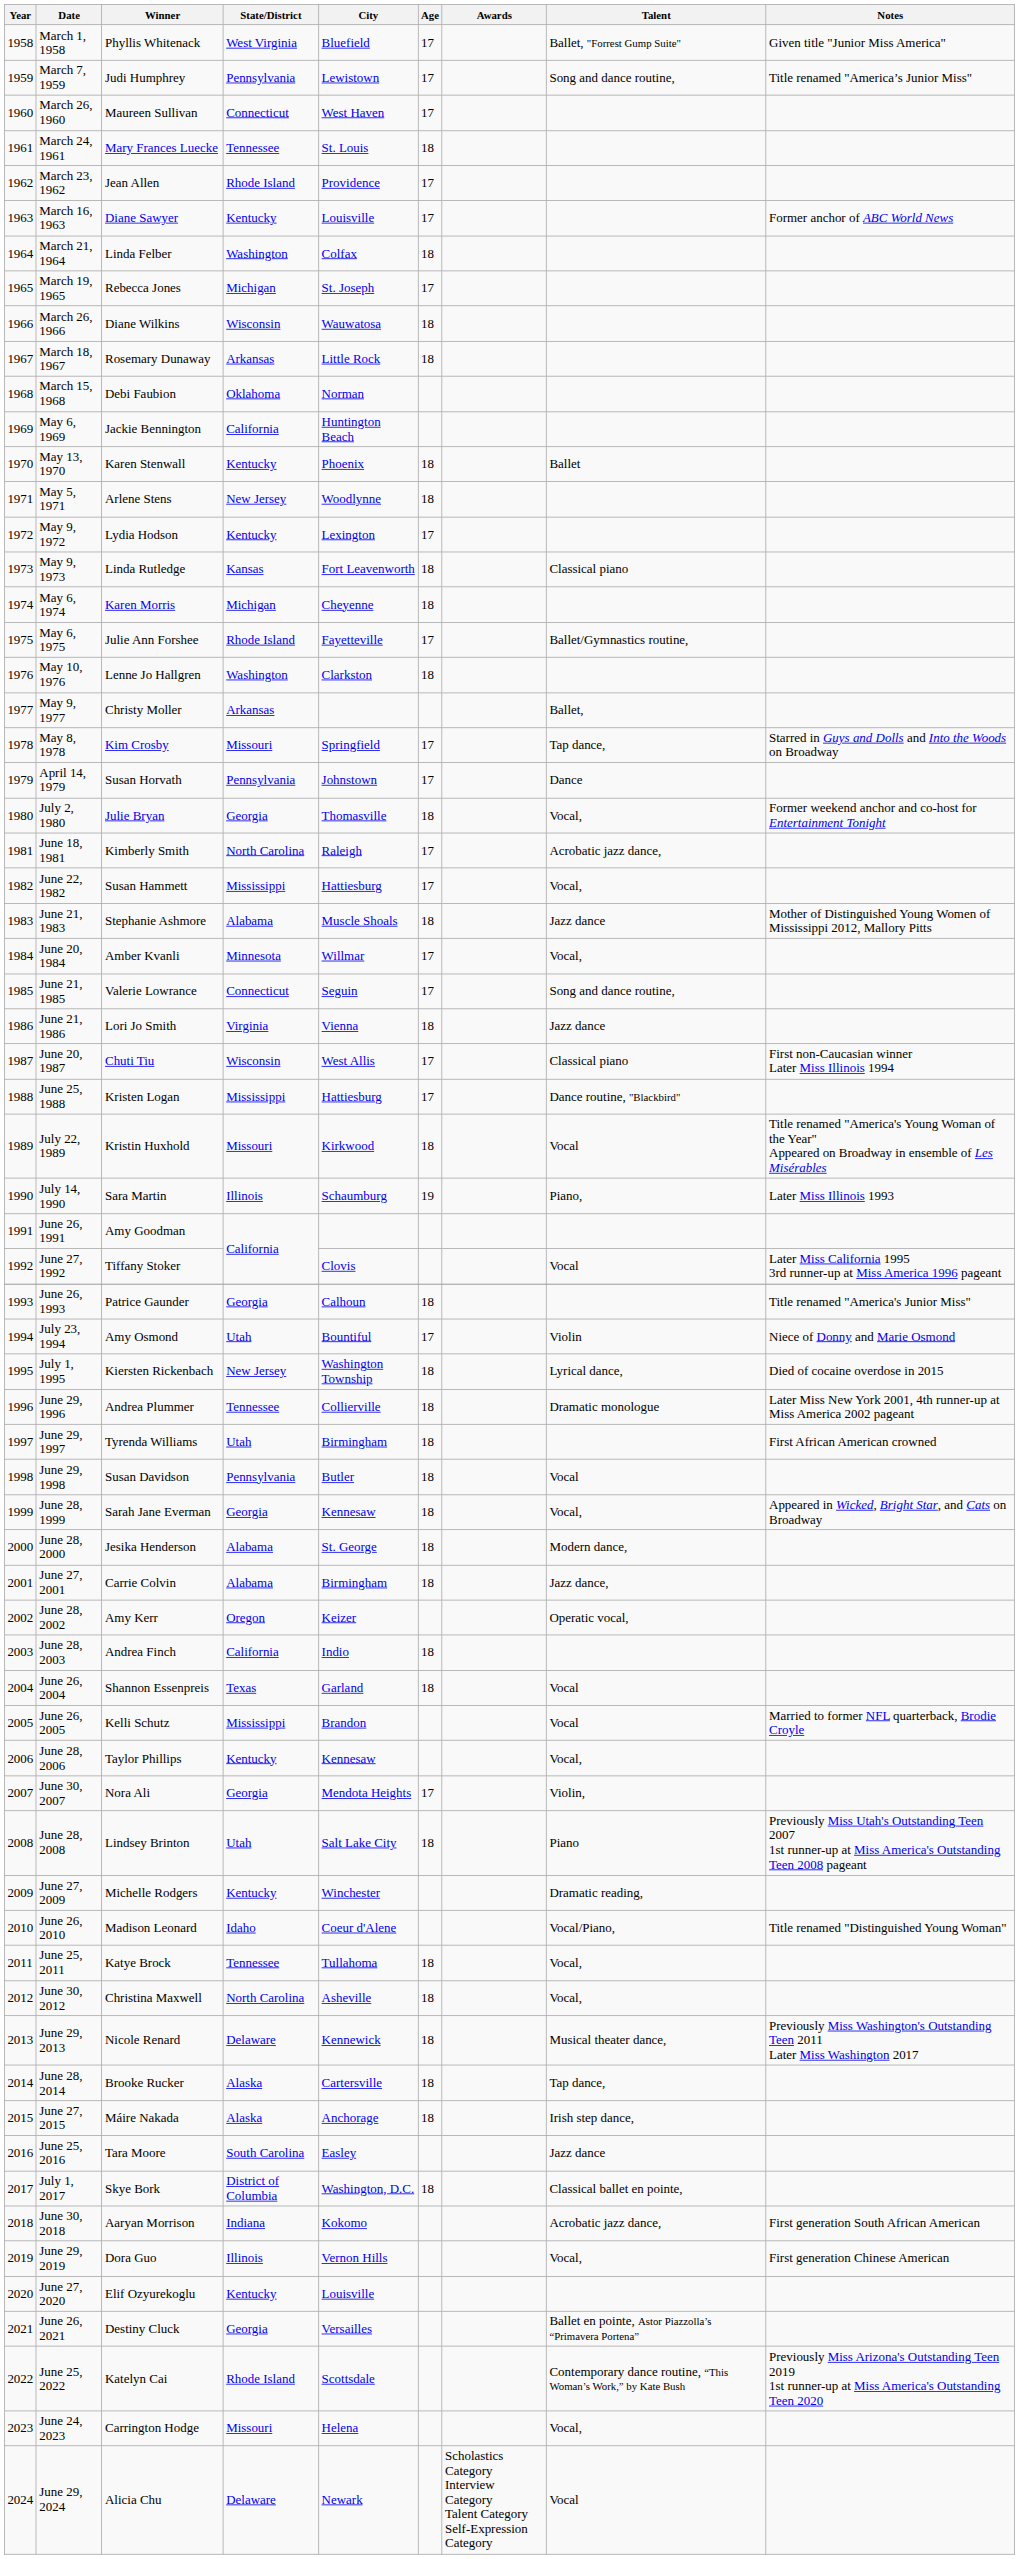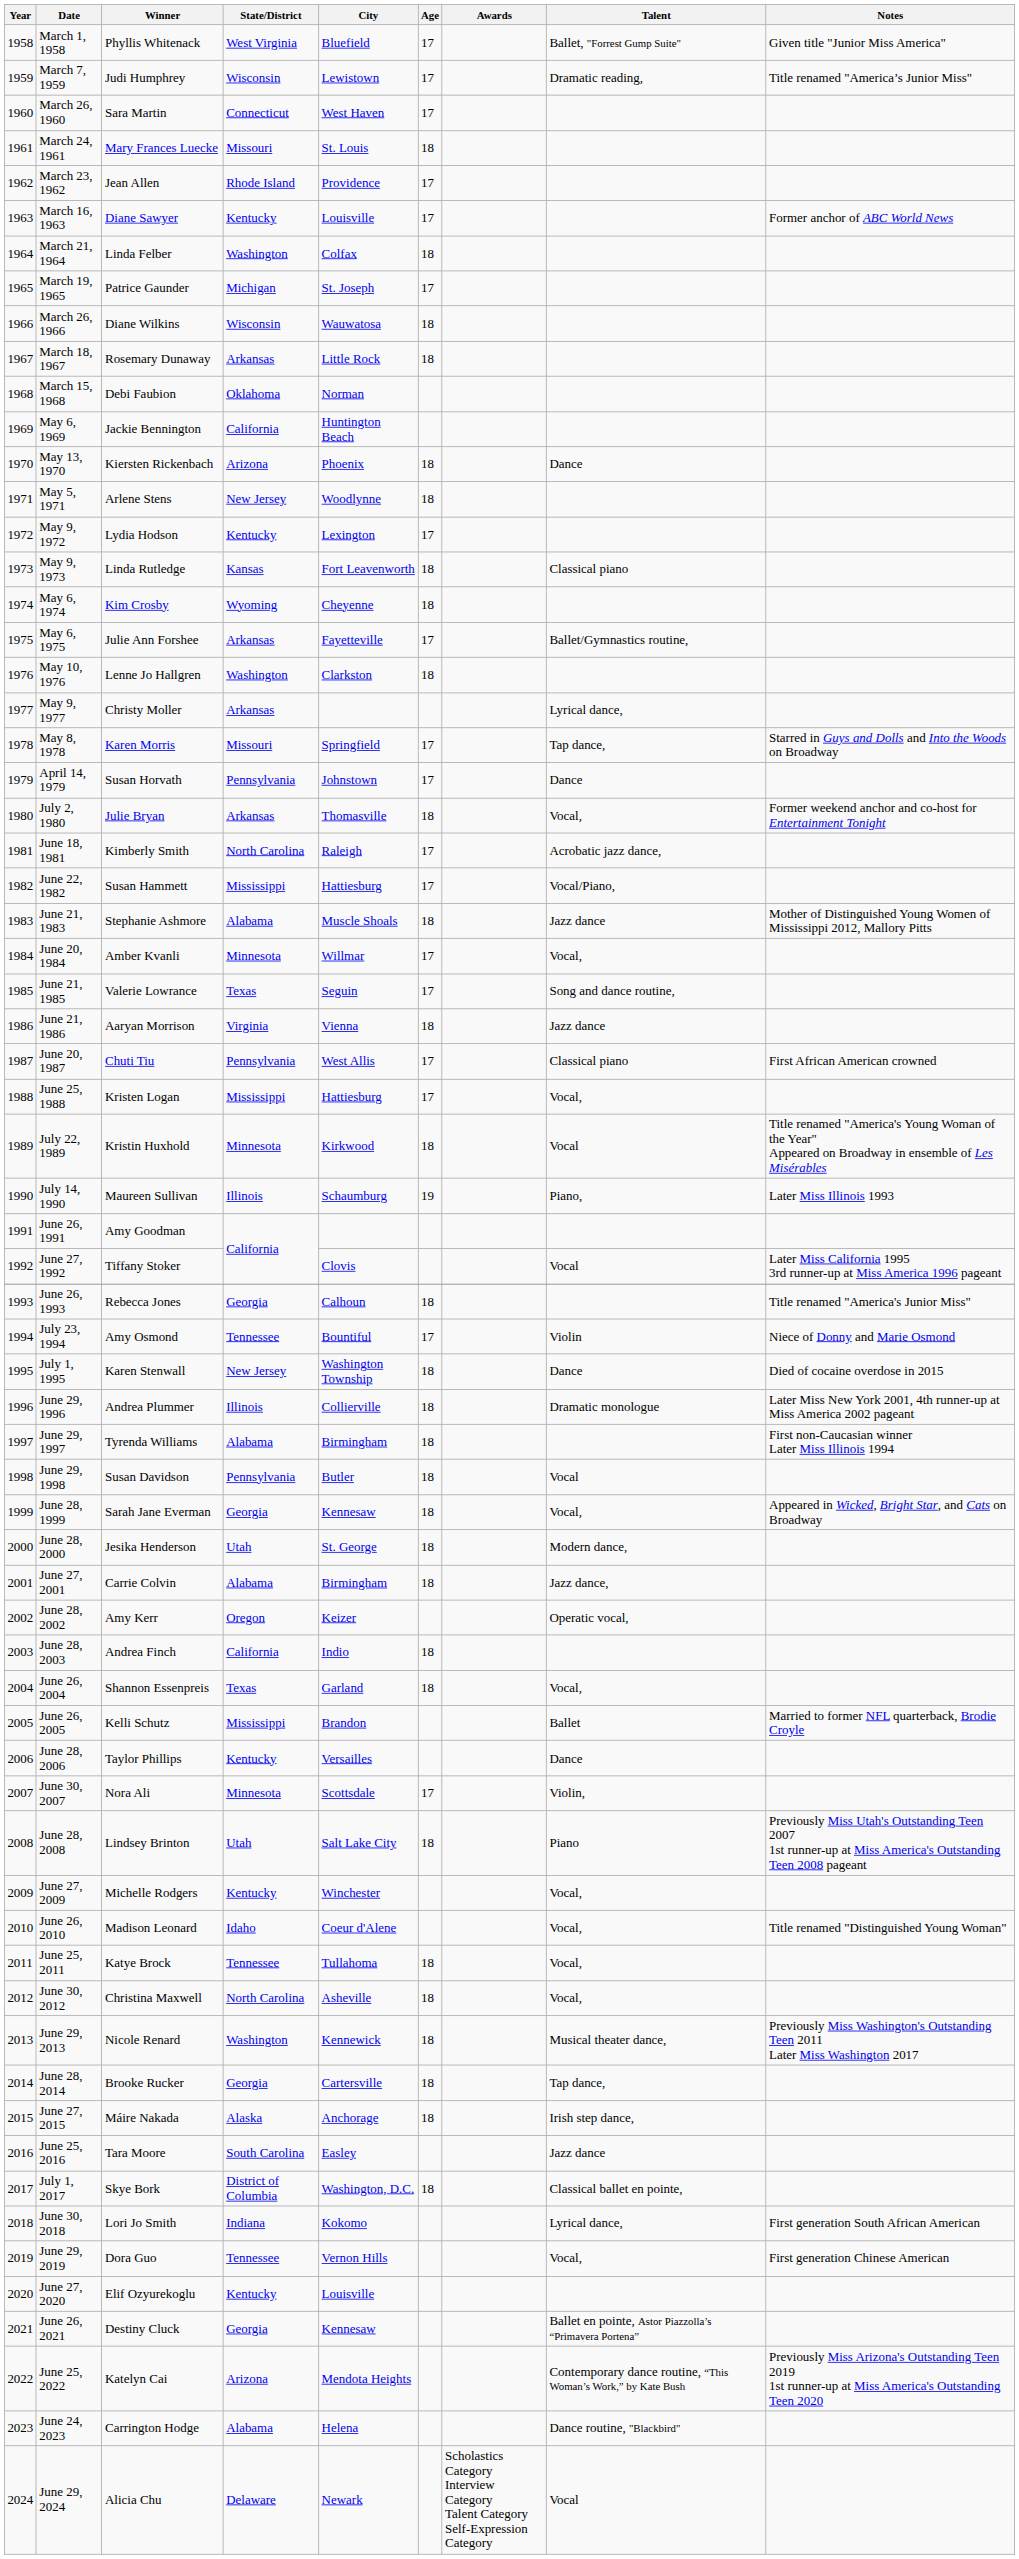(261, 77) Pennsylvania -> (253, 77) Wisconsin
(612, 77) Song and dance routine, -> (596, 77) Dramatic reading,
(151, 112) Maureen Sullivan -> (136, 112) Sara Martin
(253, 148) Tennessee -> (249, 148) Missouri
(143, 288) Rebecca Jones -> (147, 288) Patrice Gaunder
(145, 464) Karen Stenwall -> (159, 464) Kiersten Rickenbach
(251, 464) Kentucky -> (247, 464) Arizona
(565, 464) Ballet -> (566, 464) Dance
(140, 604) Karen Morris -> (137, 604) Kim Crosby
(251, 604) Michigan -> (252, 604) Wyoming
(261, 639) Rhode Island -> (250, 639) Arkansas
(567, 710) Ballet, -> (586, 710) Lyrical dance,
(137, 745) Kim Crosby -> (140, 745) Karen Morris
(247, 815) Georgia -> (250, 815) Arkansas
(566, 885) Vocal, -> (582, 885) Vocal/Piano,
(257, 991) Connecticut -> (241, 991) Texas
(141, 1026) Lori Jo Smith -> (150, 1026) Aaryan Morrison
(253, 1061) Wisconsin -> (261, 1061) Pennsylvania
(841, 1061) First non-Caucasian winner Later Miss Illinois 1994 -> (853, 1061) First African American crowned
(615, 1096) Dance routine, "Blackbird" -> (566, 1096) Vocal,
(249, 1146) Missouri -> (254, 1146) Minnesota
(136, 1196) Sara Martin -> (151, 1196) Maureen Sullivan
(147, 1301) Patrice Gaunder -> (143, 1301) Rebecca Jones
(239, 1336) Utah -> (253, 1336) Tennessee
(159, 1371) Kiersten Rickenbach -> (145, 1371) Karen Stenwall
(586, 1371) Lyrical dance, -> (566, 1371) Dance
(253, 1406) Tennessee -> (245, 1406) Illinois
(239, 1441) Utah -> (250, 1441) Alabama
(853, 1441) First African American crowned -> (841, 1441) First non-Caucasian winner Later Miss Illinois 1994
(250, 1547) Alabama -> (239, 1547) Utah
(564, 1687) Vocal -> (566, 1687) Vocal,
(564, 1723) Vocal -> (565, 1723) Ballet
(349, 1758) Kennesaw -> (347, 1758) Versailles
(566, 1758) Vocal, -> (566, 1758) Dance
(247, 1793) Georgia -> (254, 1793) Minnesota
(366, 1793) Mendota Heights -> (348, 1793) Scottsdale
(596, 1892) Dramatic reading, -> (566, 1892) Vocal,
(582, 1927) Vocal/Piano, -> (566, 1927) Vocal,
(251, 2040) Delaware -> (257, 2040) Washington
(244, 2083) Alaska -> (247, 2083) Georgia
(150, 2223) Aaryan Morrison -> (141, 2223) Lori Jo Smith
(605, 2223) Acrobatic jazz dance, -> (586, 2223) Lyrical dance,
(245, 2258) Illinois -> (253, 2258) Tennessee
(347, 2328) Versailles -> (349, 2328) Kennesaw
(261, 2378) Rhode Island -> (247, 2378) Arizona
(348, 2378) Scottsdale -> (366, 2378) Mendota Heights
(249, 2428) Missouri -> (250, 2428) Alabama
(566, 2428) Vocal, -> (615, 2428) Dance routine, "Blackbird"
